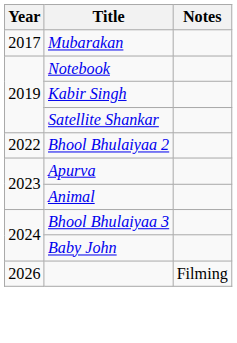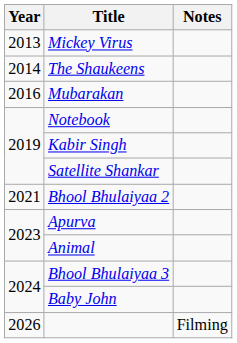+ row: (90, 42)
+ row: (96, 68)
(24, 42) 2017 -> (24, 94) 2016
(24, 145) 2022 -> (24, 196) 2021
